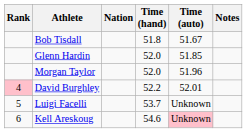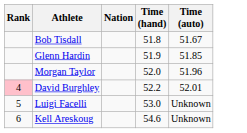- column: (227, 18)
(152, 55) 52.0 -> (152, 55) 51.9
(152, 103) 53.7 -> (152, 103) 53.0
(191, 119) pink background -> (191, 119) no background
